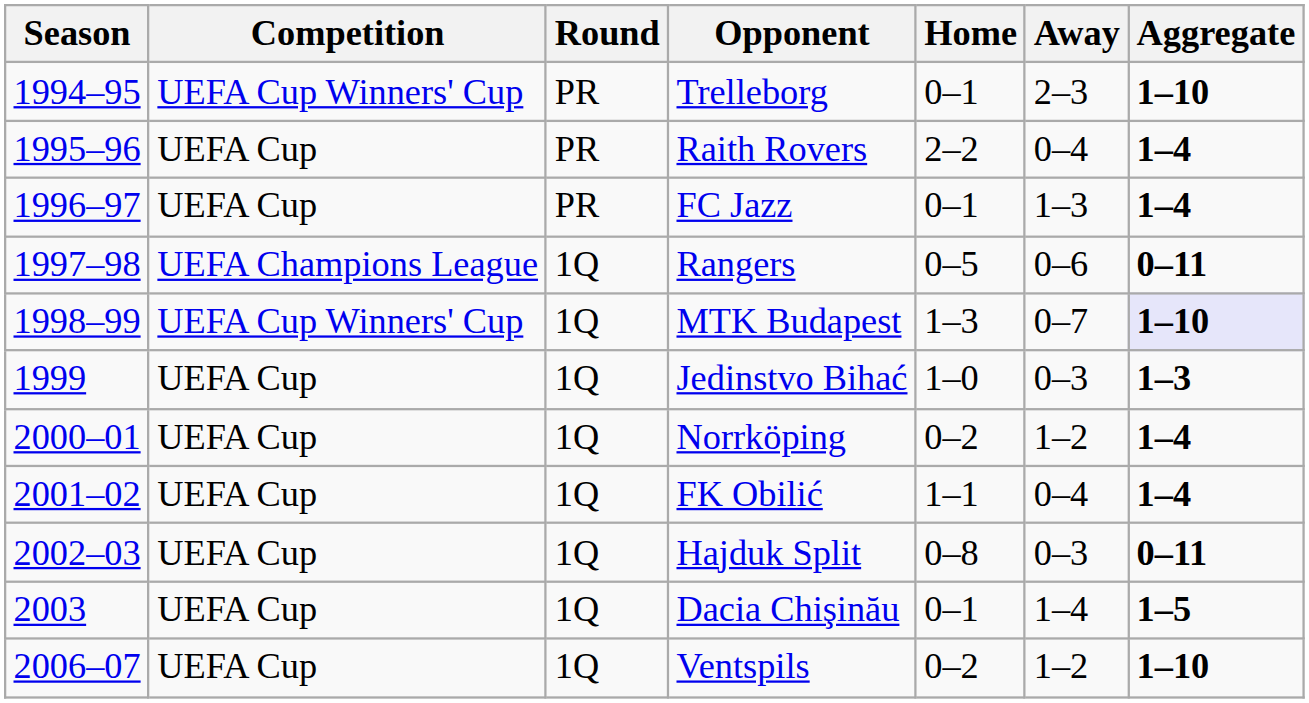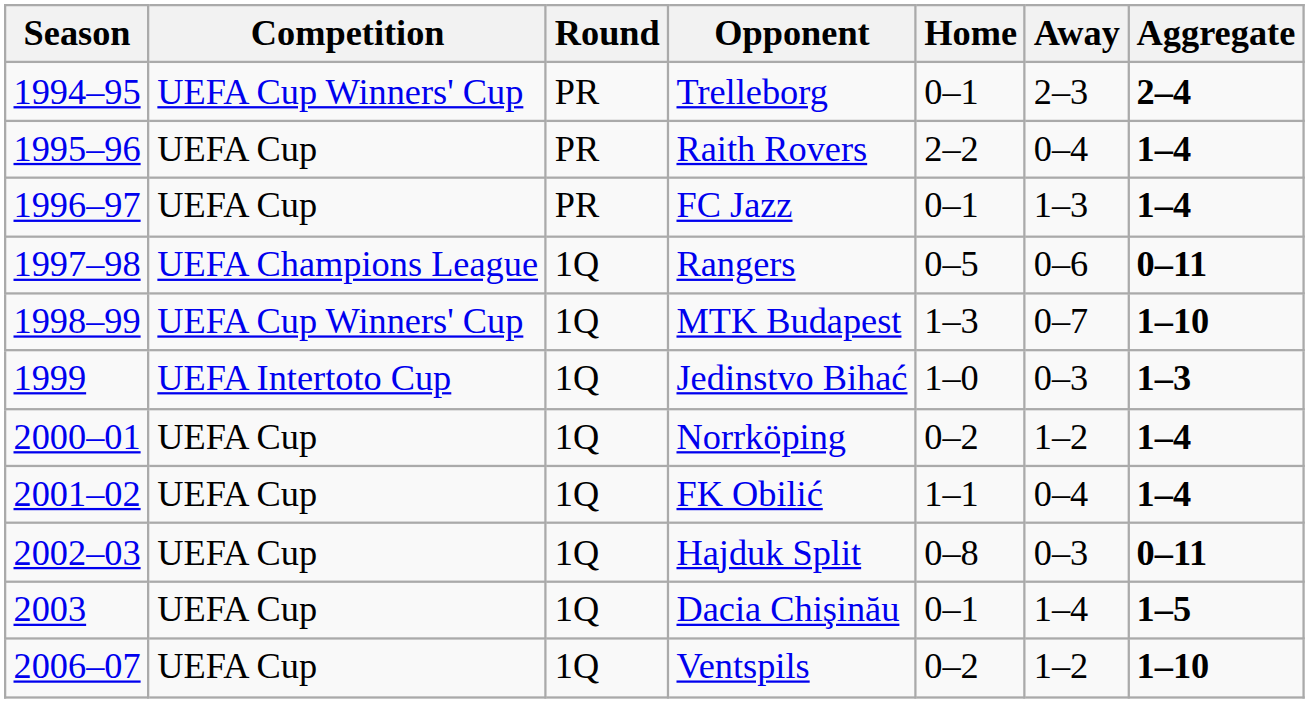(1173, 90) 1–10 -> (1164, 90) 2–4
(1173, 321) lavender background -> (1173, 321) no background
(237, 378) UEFA Cup -> (304, 378) UEFA Intertoto Cup
